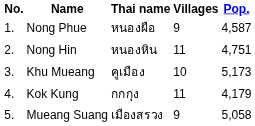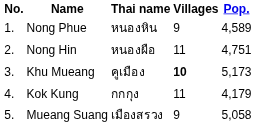(133, 28) หนองผือ -> (134, 28) หนองหิน
(236, 28) 4,587 -> (236, 28) 4,589
(134, 50) หนองหิน -> (133, 50) หนองผือ
(180, 71) normal -> (180, 71) bold
